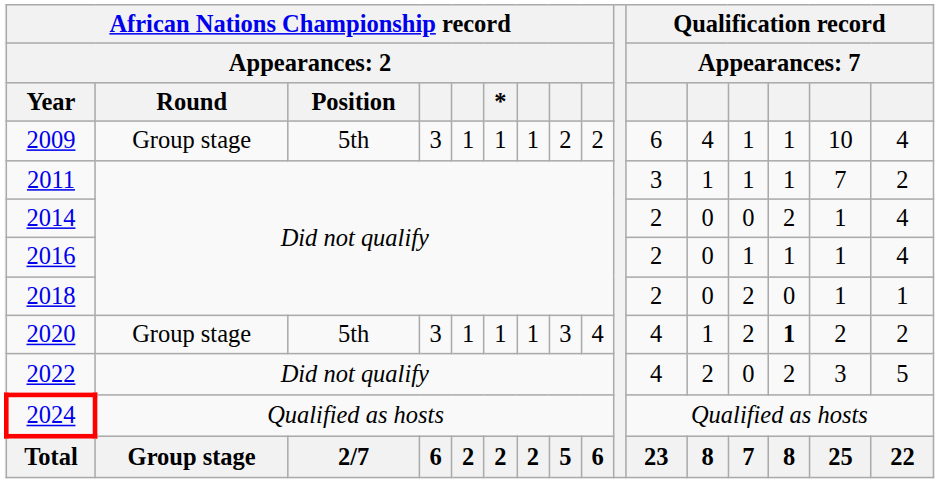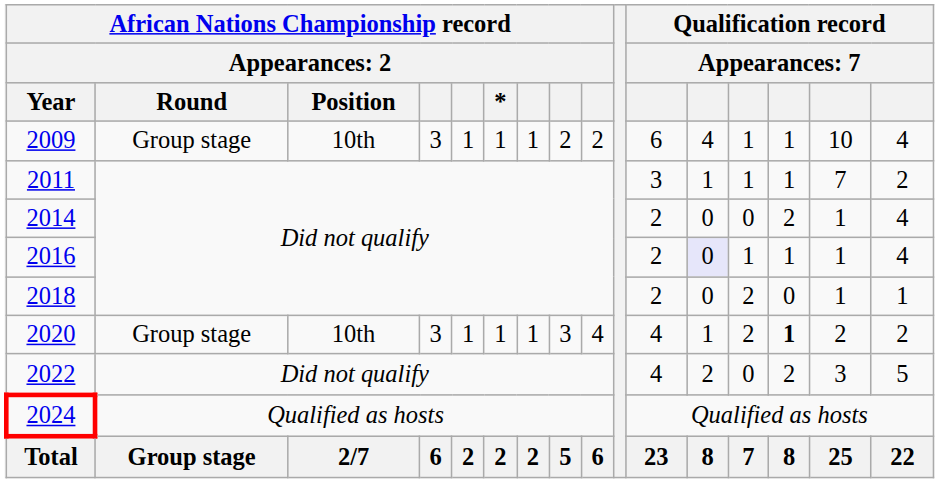(354, 140) 5th -> (354, 140) 10th
(708, 256) no background -> (708, 256) lavender background
(354, 334) 5th -> (354, 334) 10th
